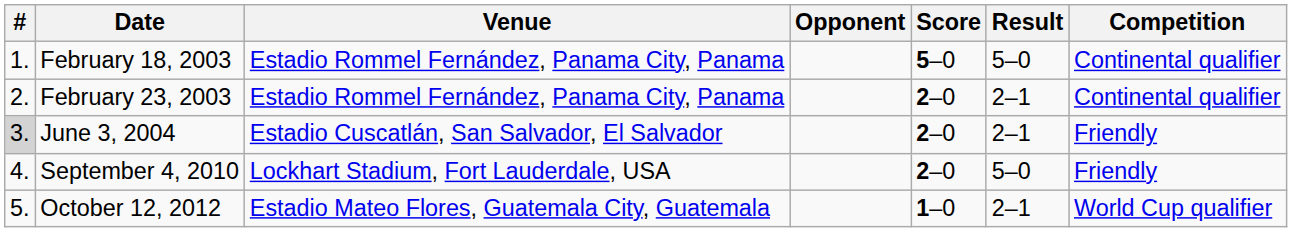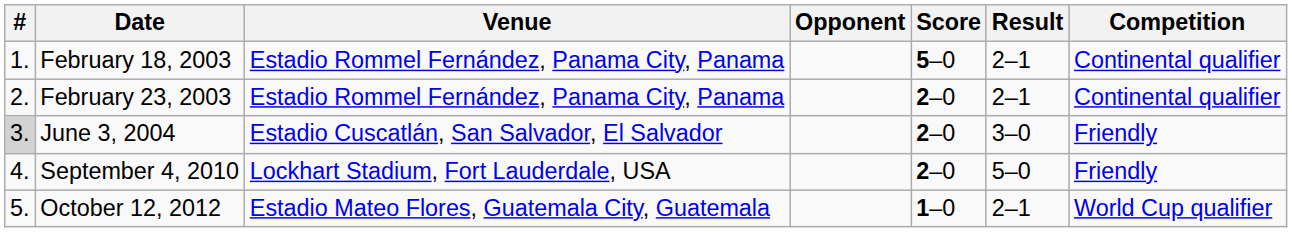(1011, 60) 5–0 -> (1011, 60) 2–1
(1011, 134) 2–1 -> (1011, 134) 3–0
